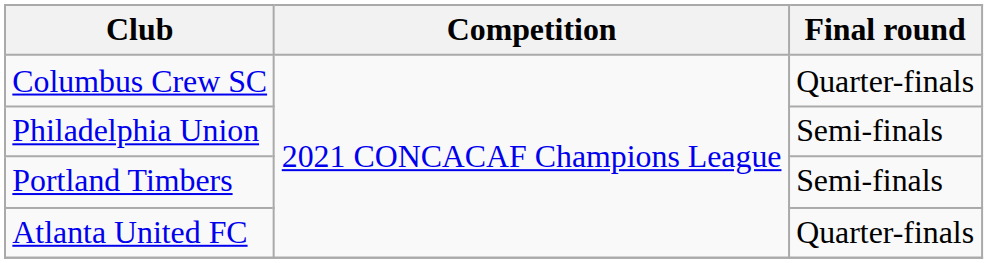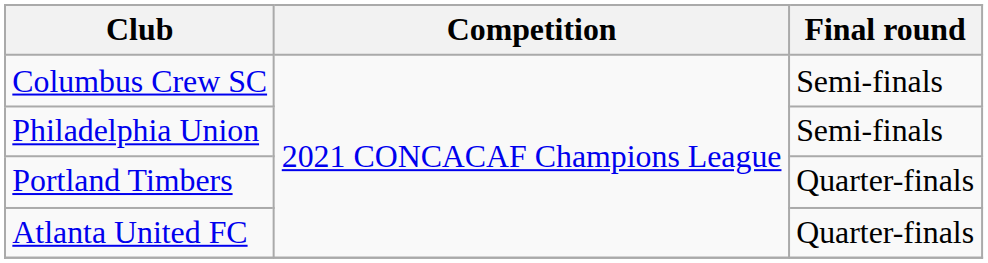(885, 80) Quarter-finals -> (870, 80) Semi-finals
(870, 181) Semi-finals -> (885, 181) Quarter-finals
